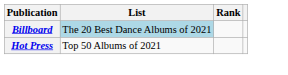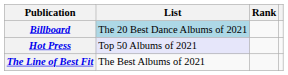(112, 45) no background -> (148, 45) lavender background
+ row: (50, 62)
